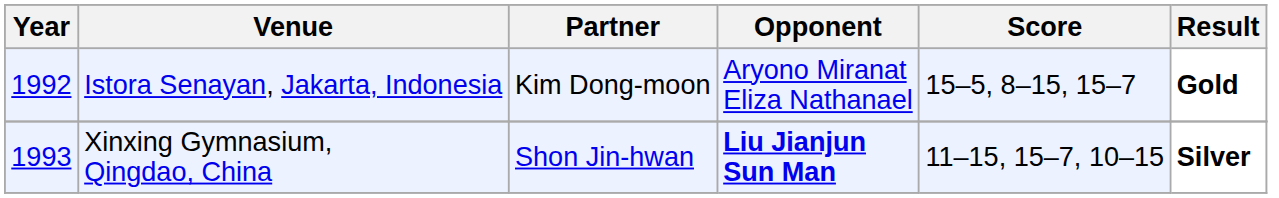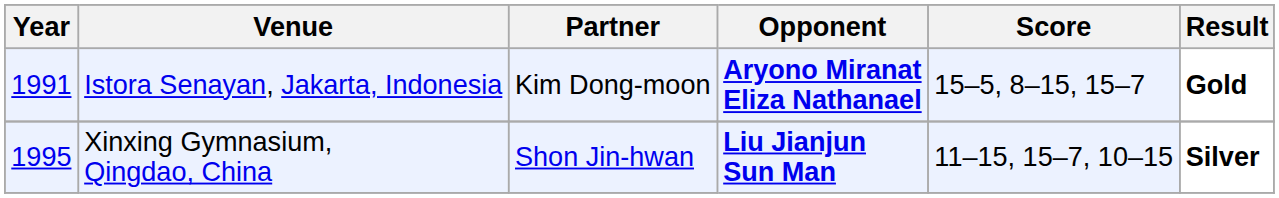(41, 85) 1992 -> (41, 85) 1991
(818, 85) normal -> (822, 85) bold
(41, 157) 1993 -> (41, 157) 1995
